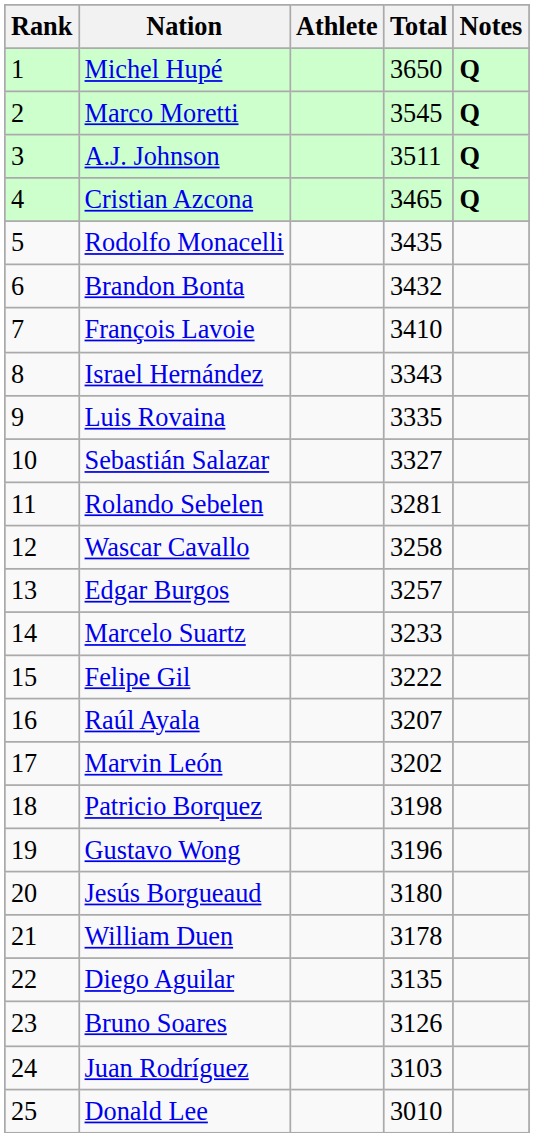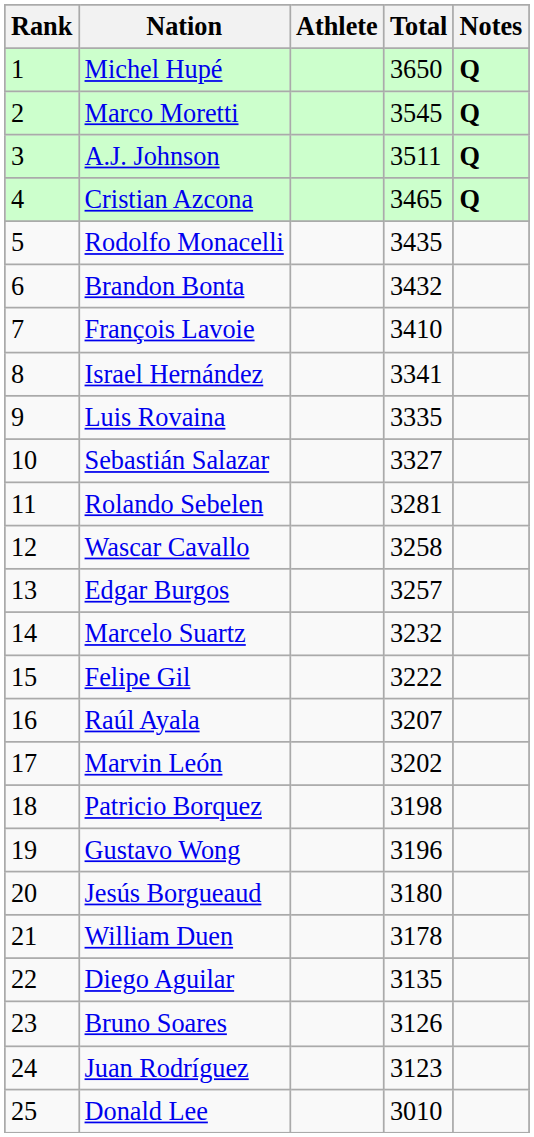(416, 373) 3343 -> (416, 373) 3341
(416, 633) 3233 -> (416, 633) 3232
(416, 1066) 3103 -> (416, 1066) 3123
